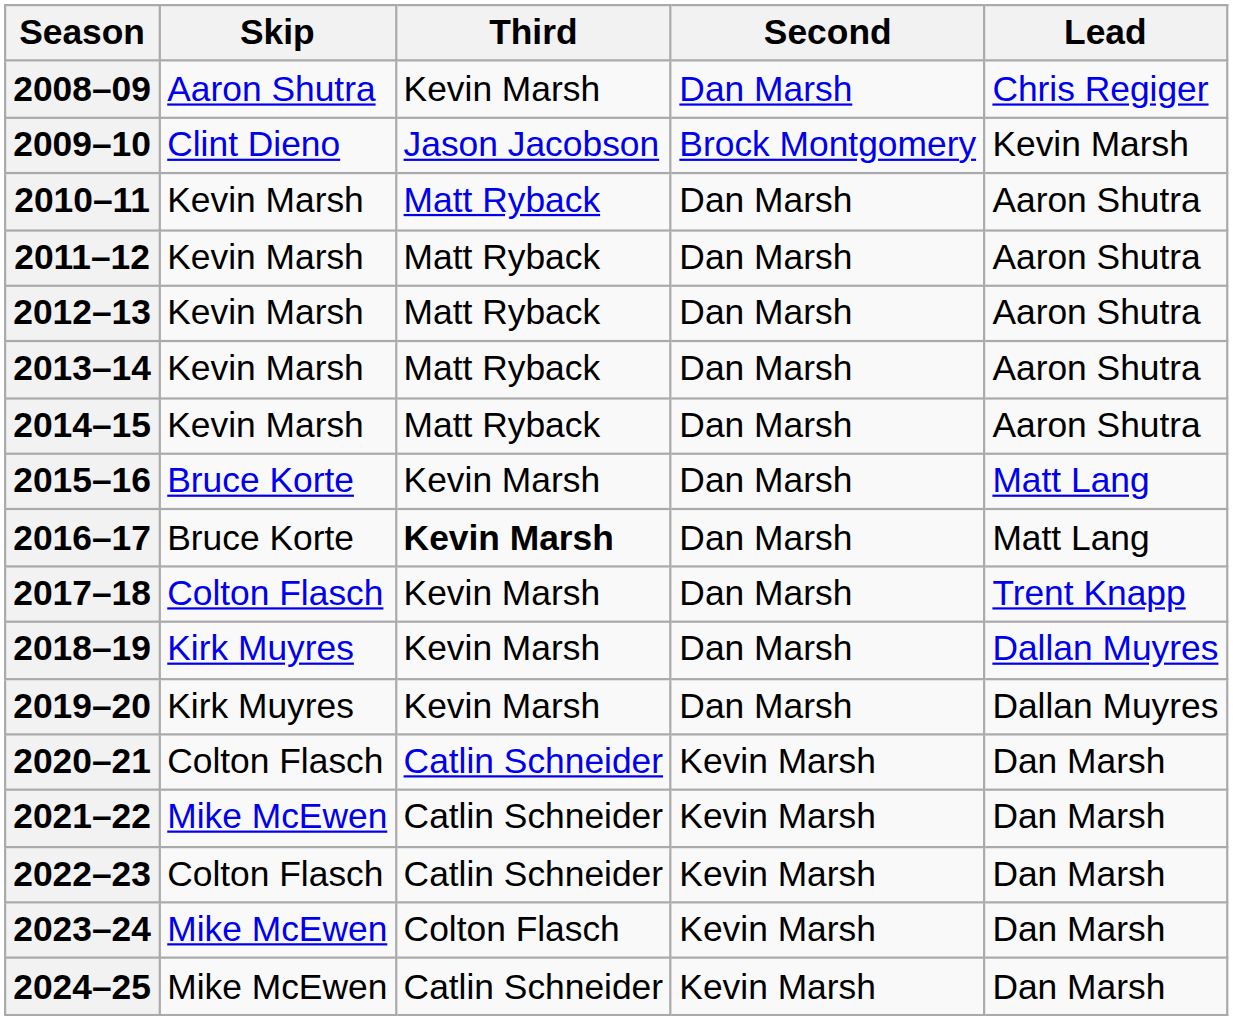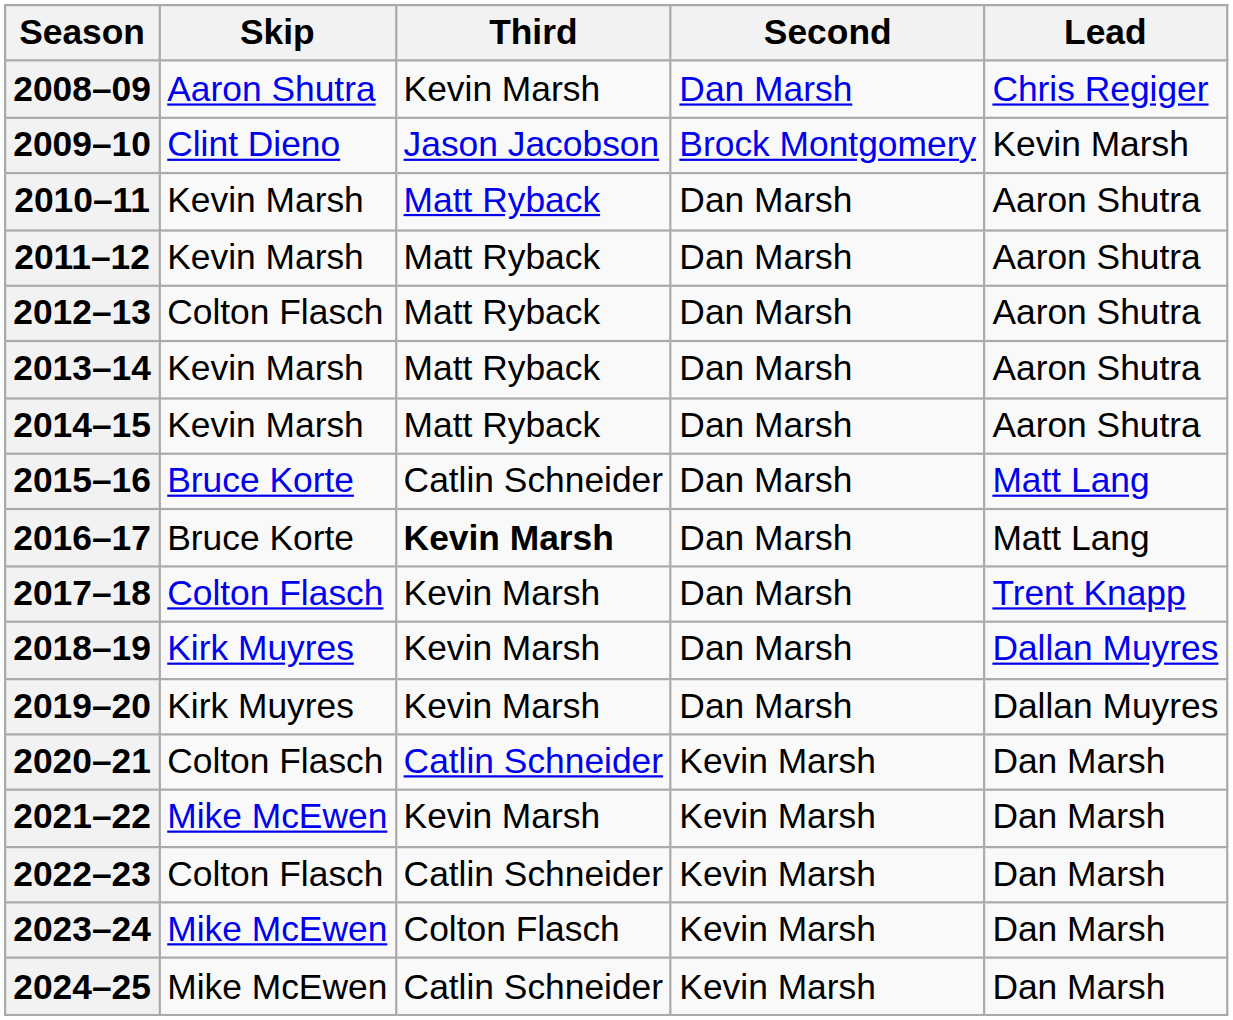(265, 312) Kevin Marsh -> (275, 312) Colton Flasch
(502, 481) Kevin Marsh -> (533, 481) Catlin Schneider
(533, 817) Catlin Schneider -> (502, 817) Kevin Marsh
